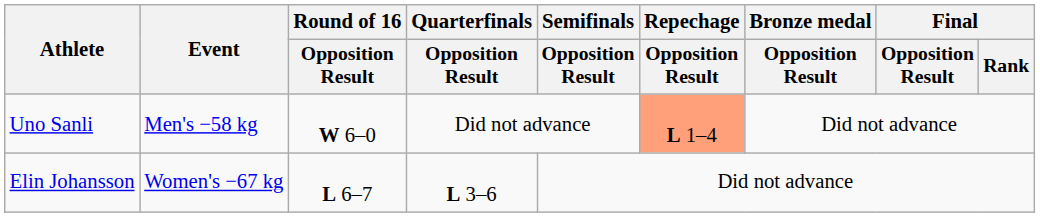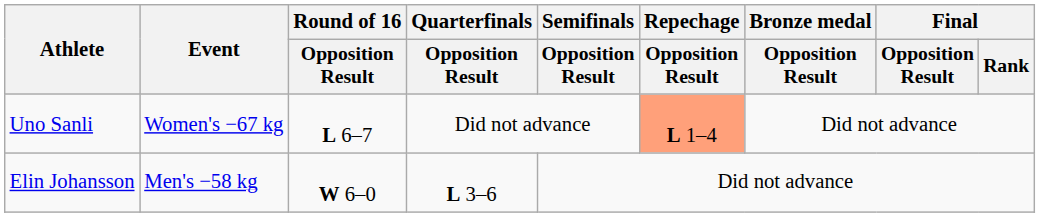(201, 123) Men's −58 kg -> (214, 123) Women's −67 kg
(347, 136) W 6–0 -> (347, 136) L 6–7
(214, 182) Women's −67 kg -> (201, 182) Men's −58 kg
(347, 194) L 6–7 -> (347, 194) W 6–0
